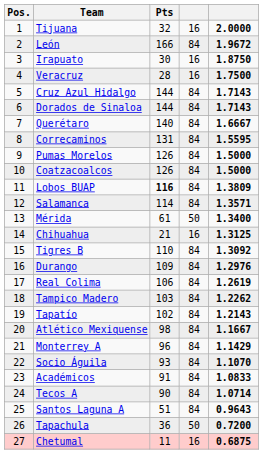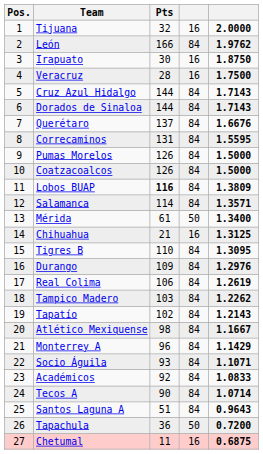(234, 44) 1.9672 -> (234, 44) 1.9762
(165, 124) 140 -> (165, 124) 137
(234, 124) 1.6667 -> (234, 124) 1.6676
(234, 251) 1.3092 -> (234, 251) 1.3095
(234, 362) 1.1070 -> (234, 362) 1.1071
(165, 378) 91 -> (165, 378) 92
